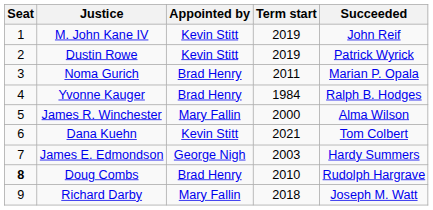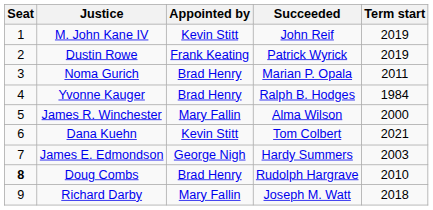columns swapped: (286, 14) <-> (374, 14)
(210, 54) Kevin Stitt -> (210, 54) Frank Keating
